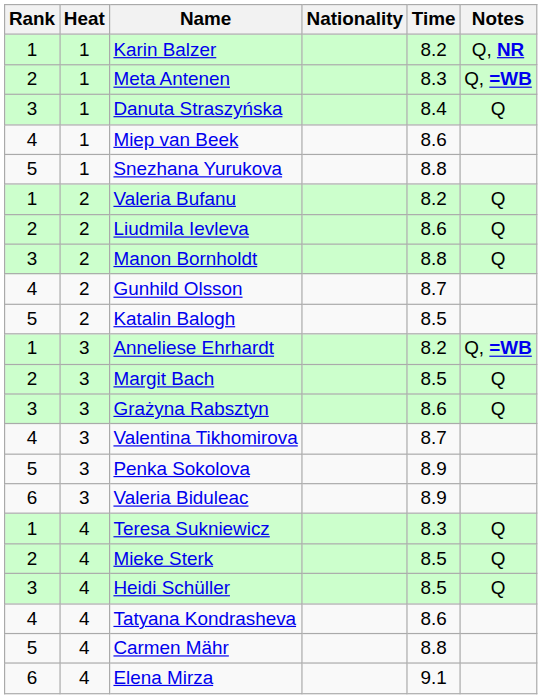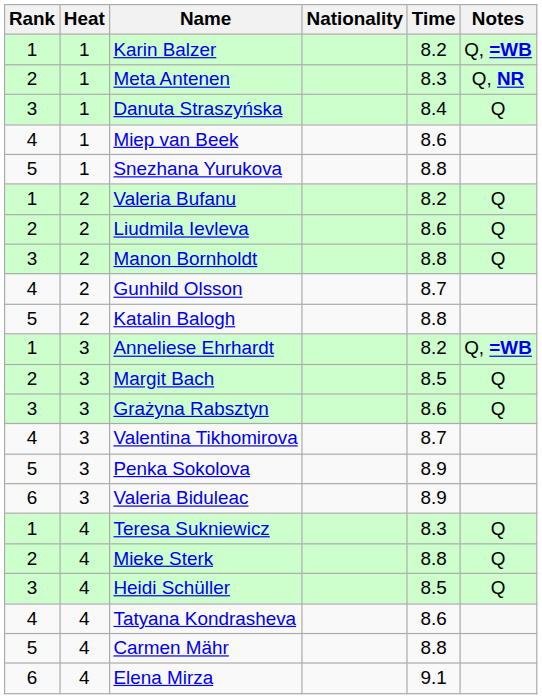(498, 49) Q, NR -> (498, 49) Q, =WB
(498, 79) Q, =WB -> (498, 79) Q, NR
(434, 318) 8.5 -> (434, 318) 8.8
(434, 558) 8.5 -> (434, 558) 8.8
